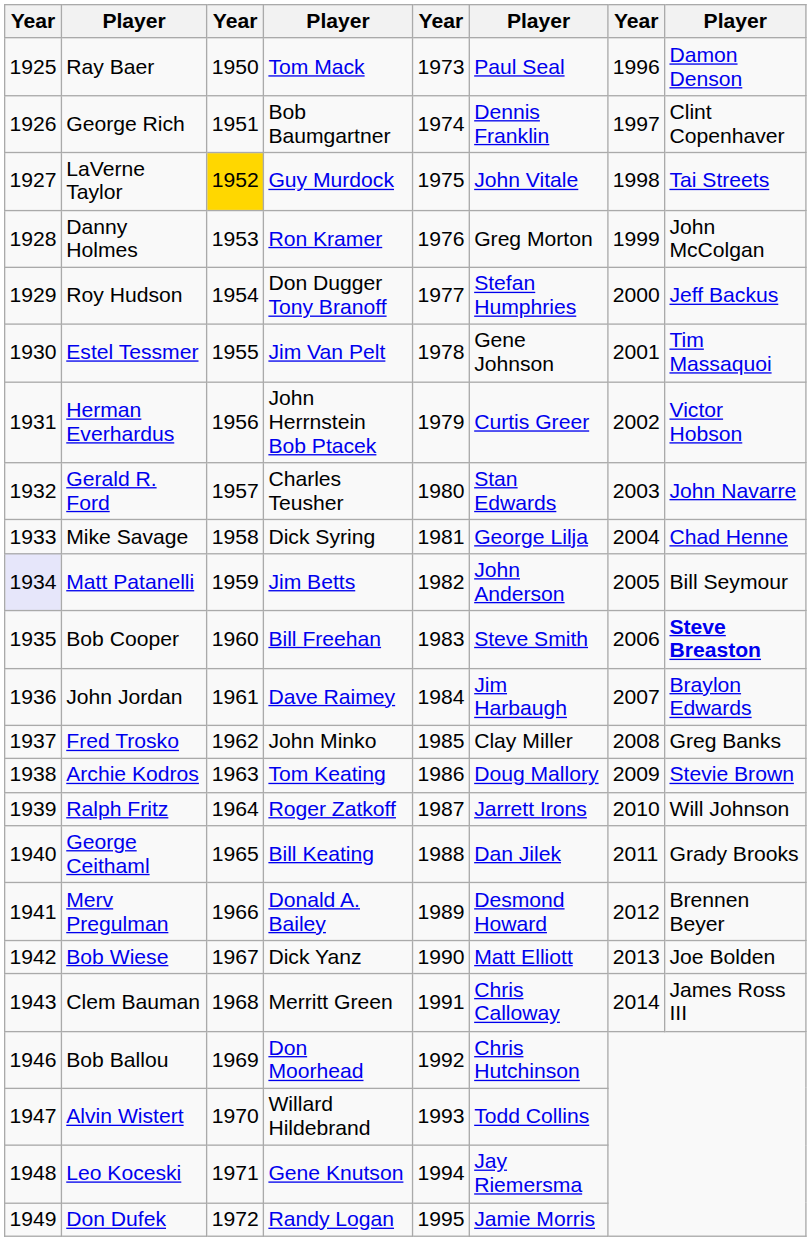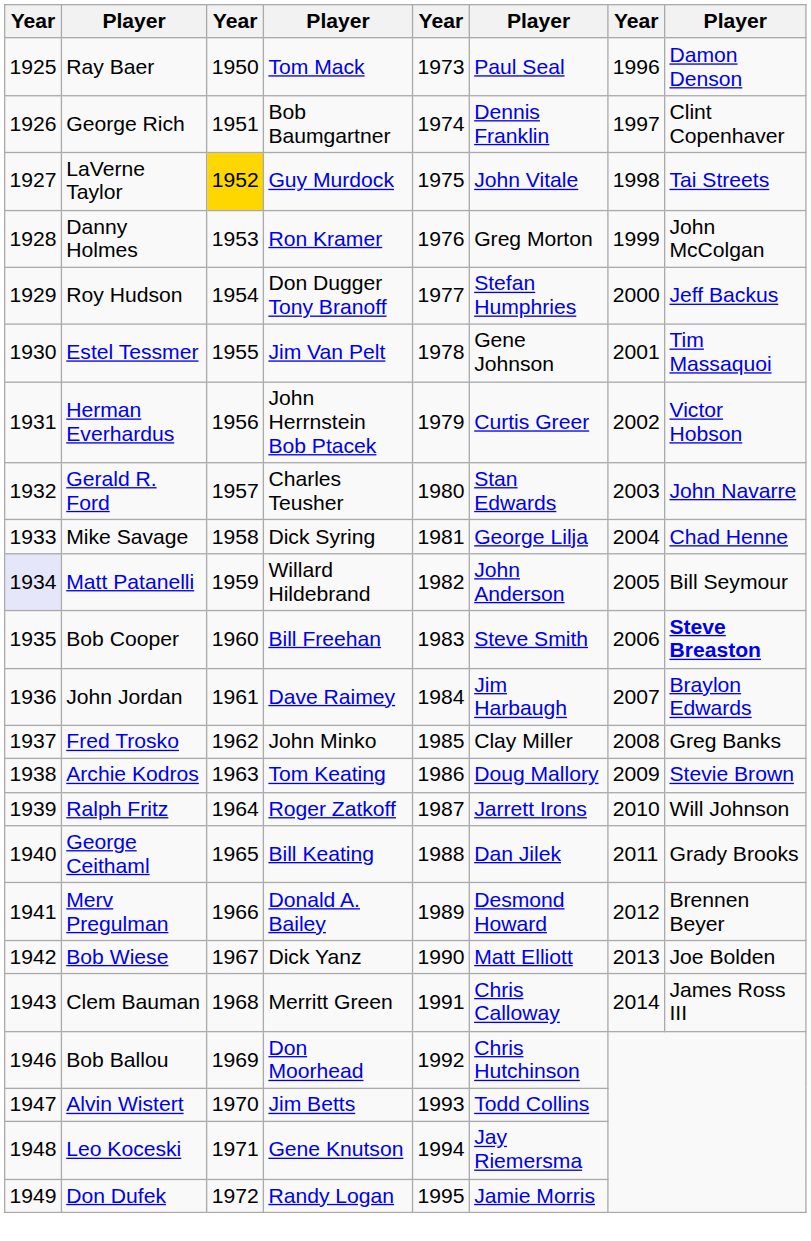(312, 581) Jim Betts -> (319, 581) Willard Hildebrand
(319, 1116) Willard Hildebrand -> (312, 1104) Jim Betts
